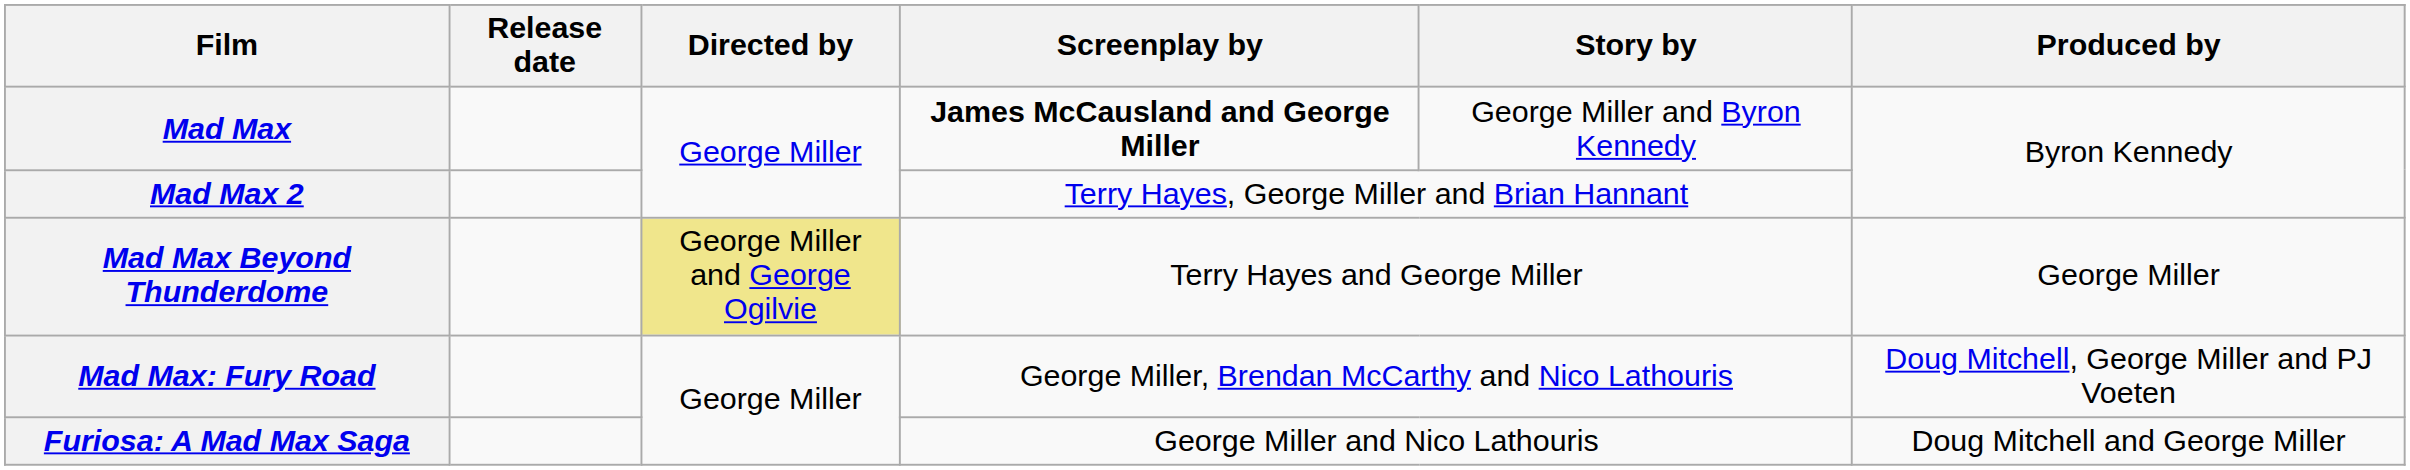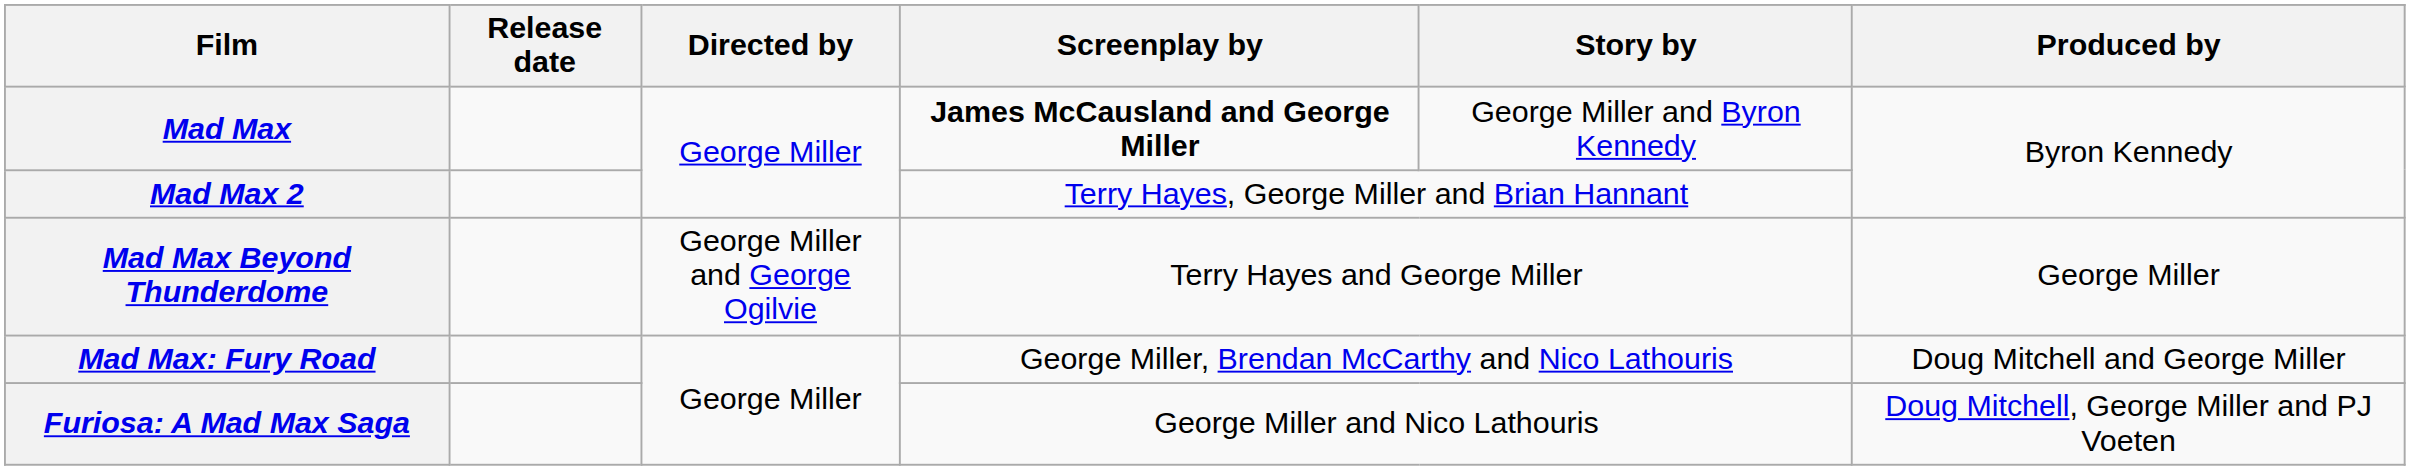(770, 275) khaki background -> (770, 275) no background
(2129, 375) Doug Mitchell, George Miller and PJ Voeten -> (2129, 358) Doug Mitchell and George Miller
(2129, 440) Doug Mitchell and George Miller -> (2129, 423) Doug Mitchell, George Miller and PJ Voeten
